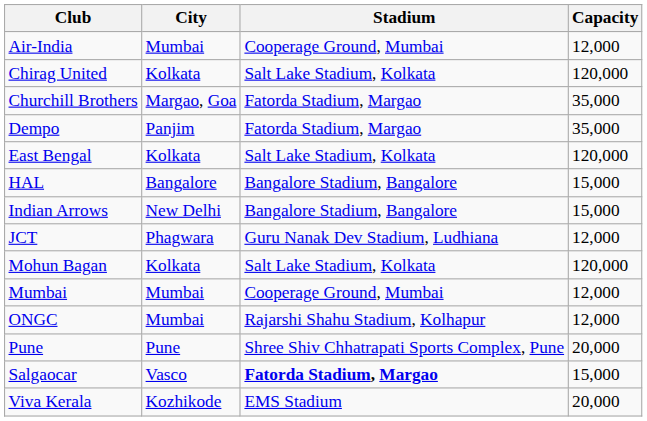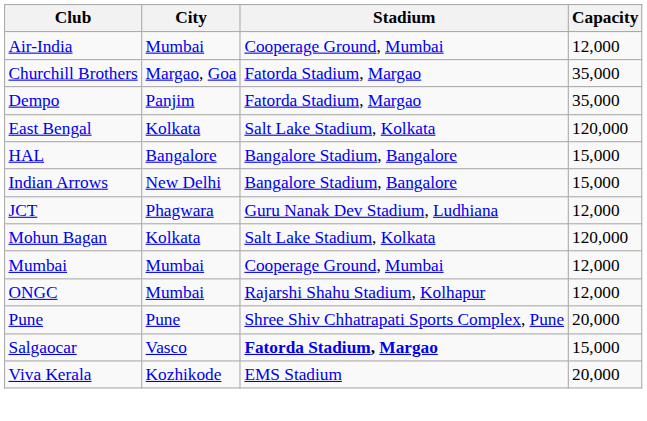- row: (58, 73)
